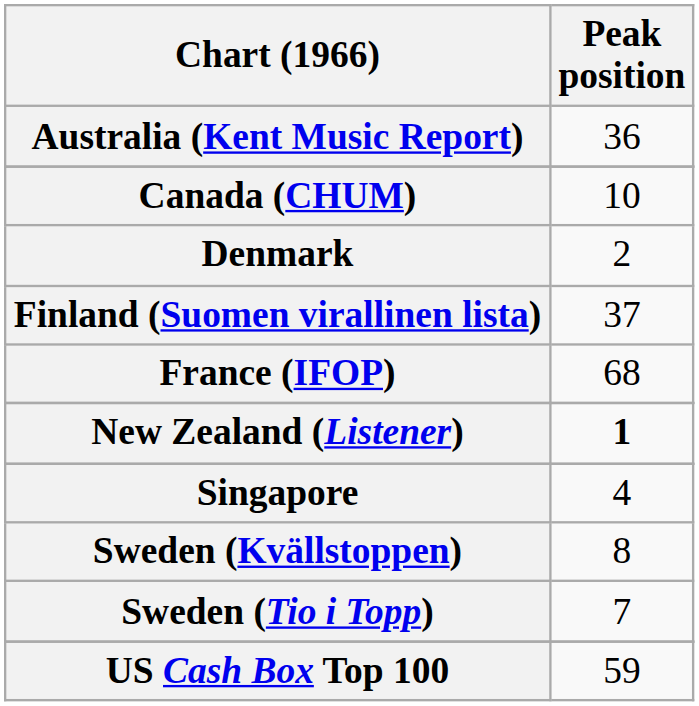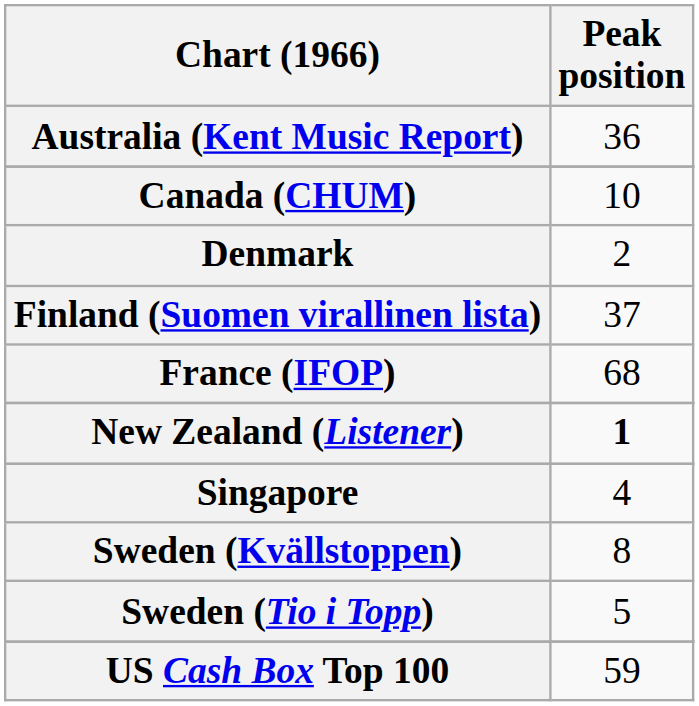(622, 610) 7 -> (622, 610) 5
